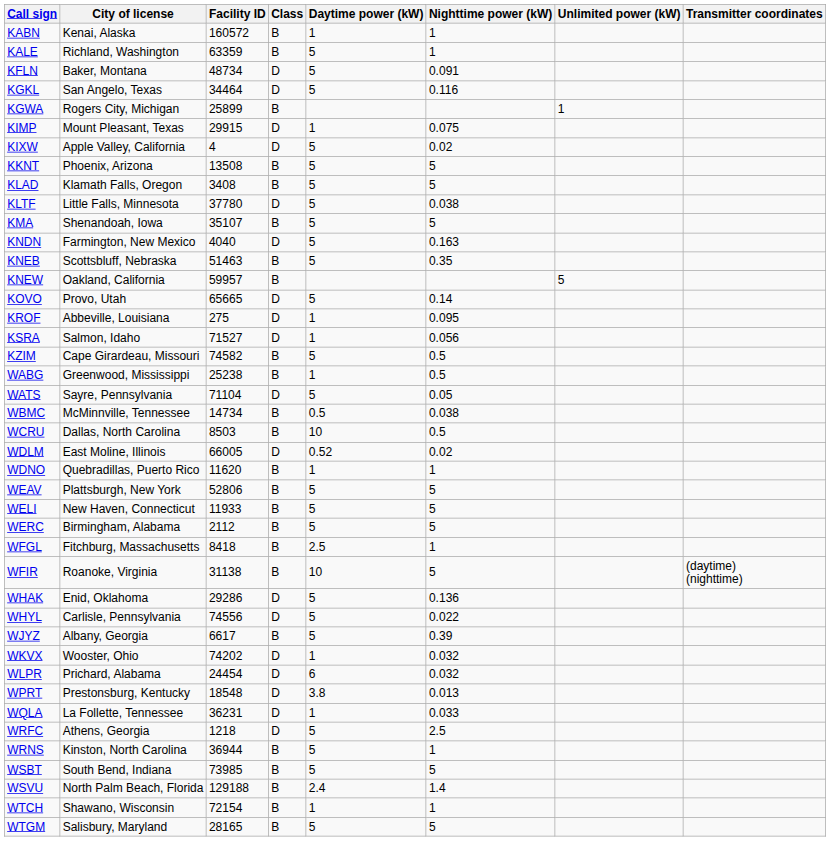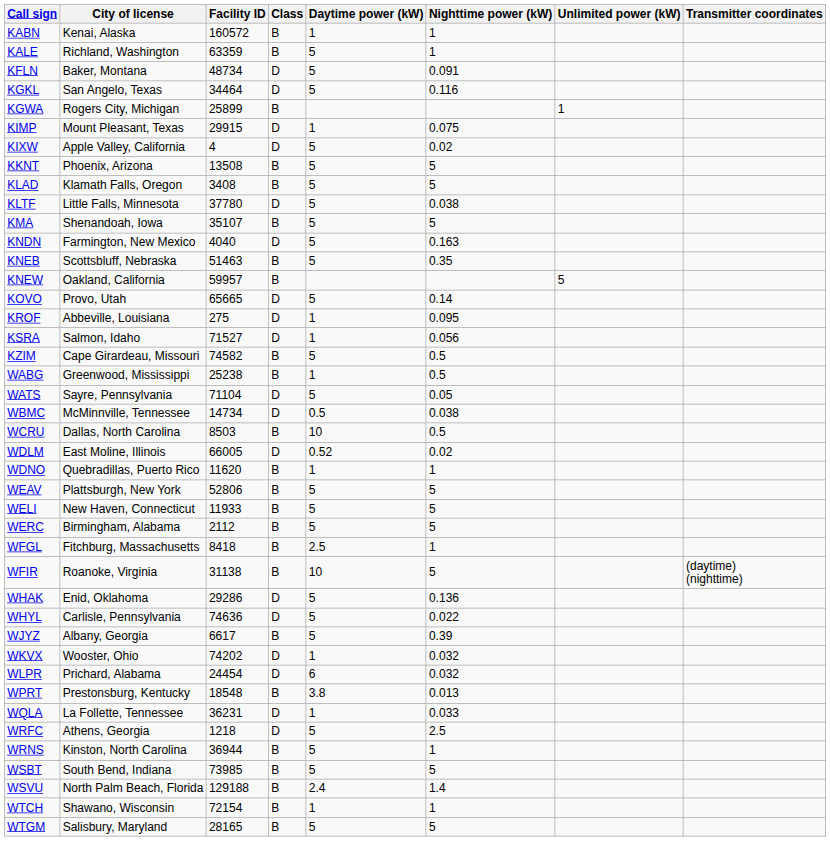(275, 413) B -> (276, 413) D
(226, 617) 74556 -> (226, 617) 74636
(276, 693) D -> (275, 693) B
